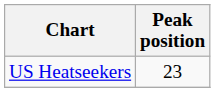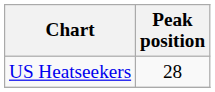(173, 71) 23 -> (173, 71) 28
